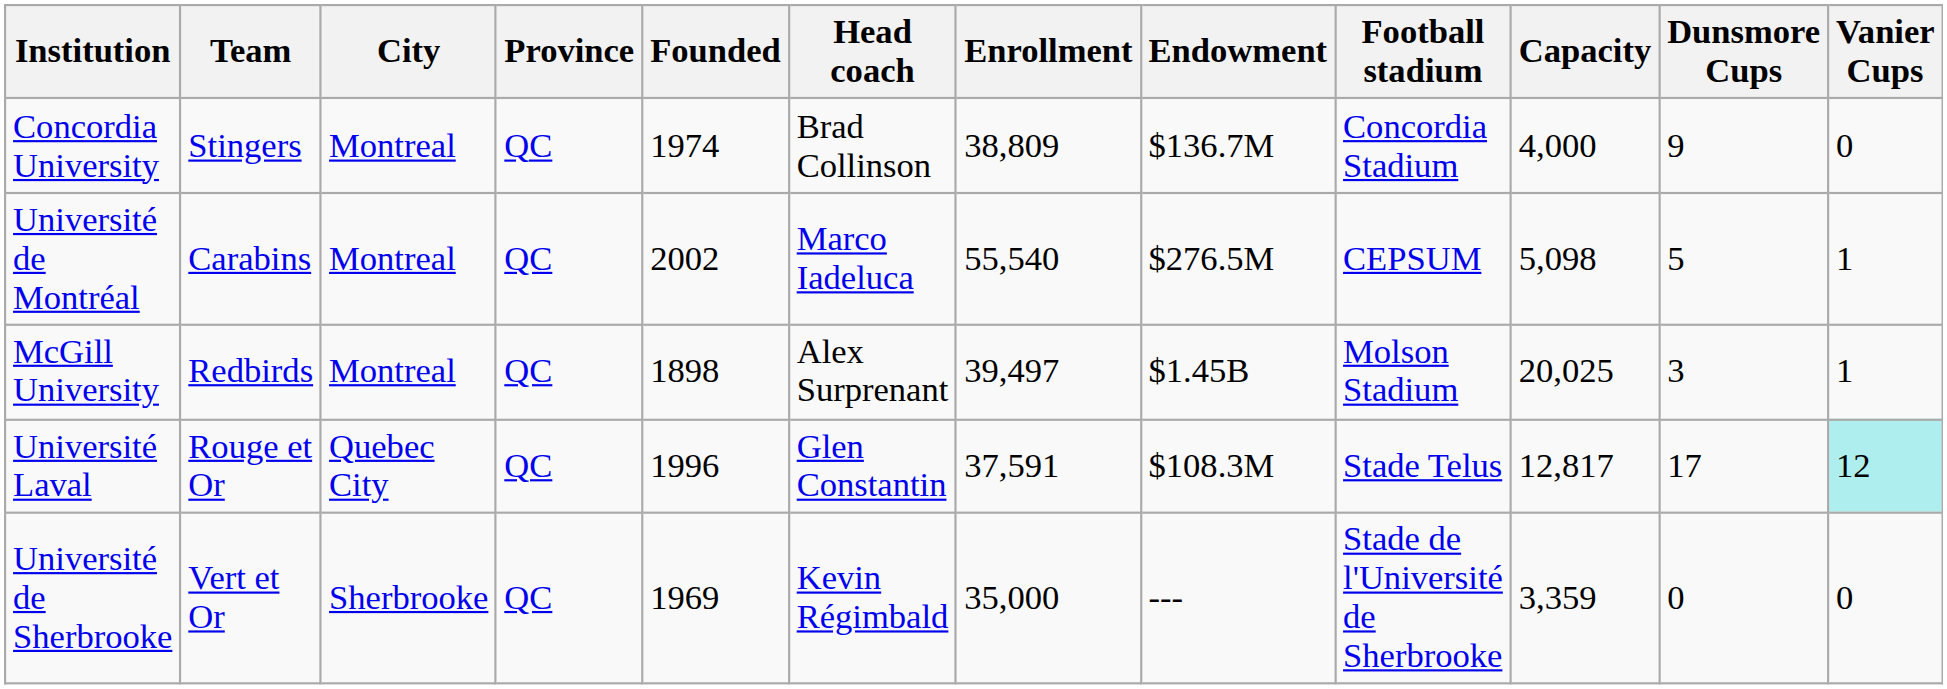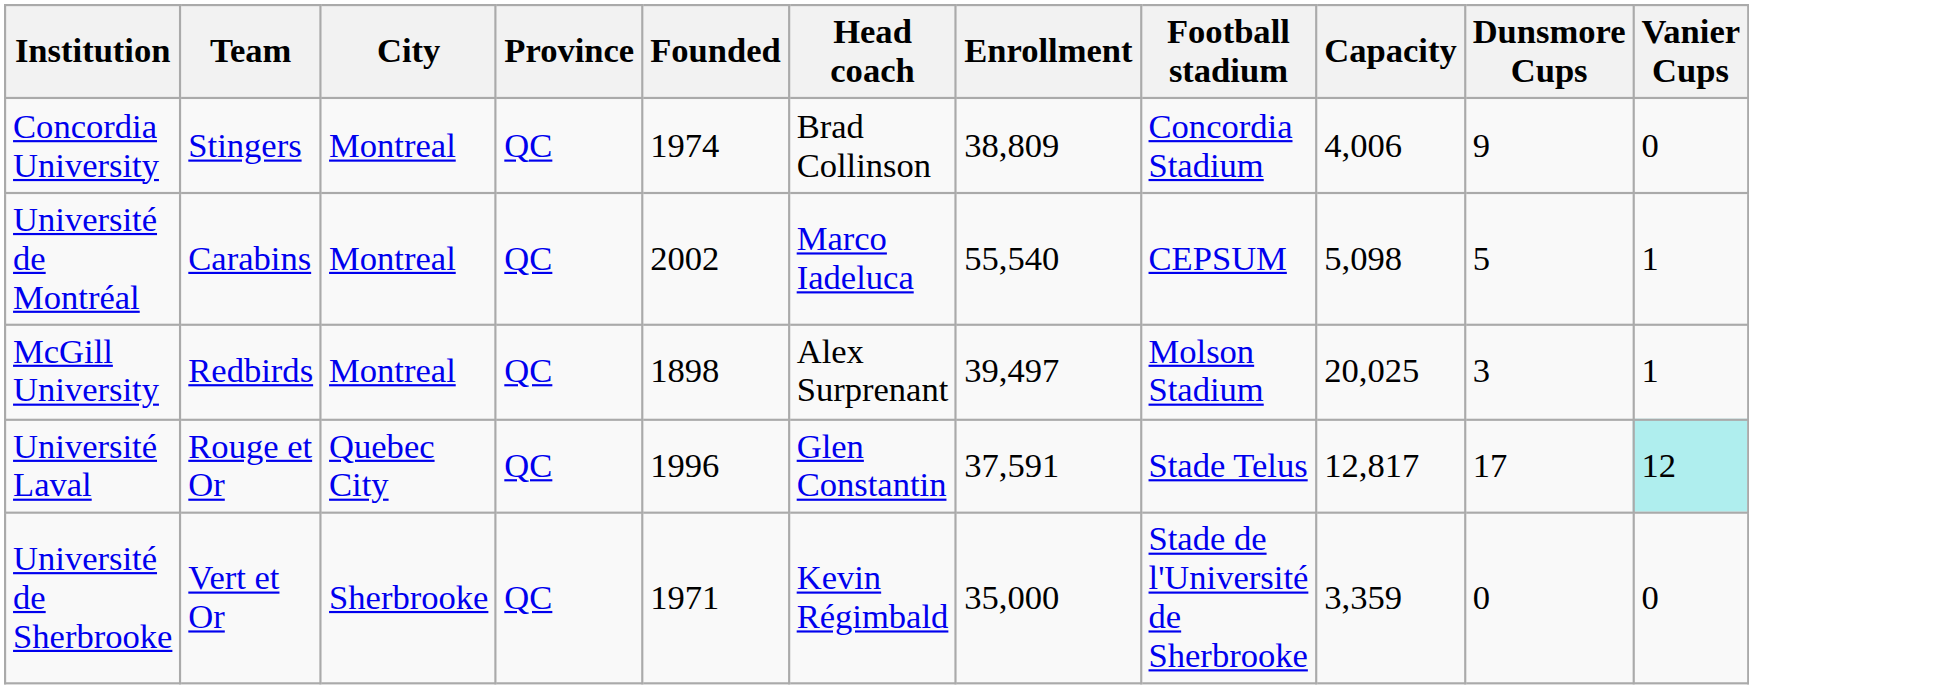- column: (1238, 51)
(1558, 145) 4,000 -> (1363, 145) 4,006
(685, 597) 1969 -> (685, 597) 1971
